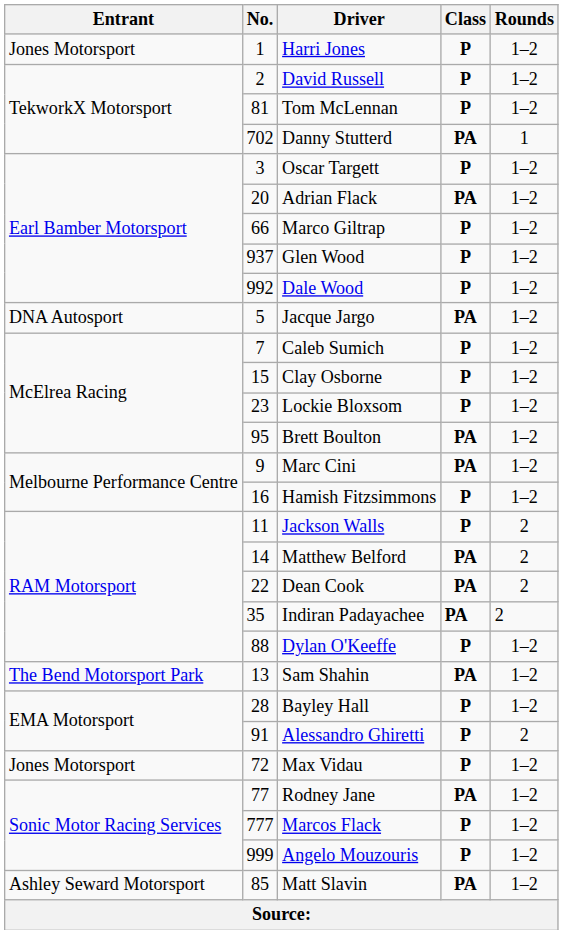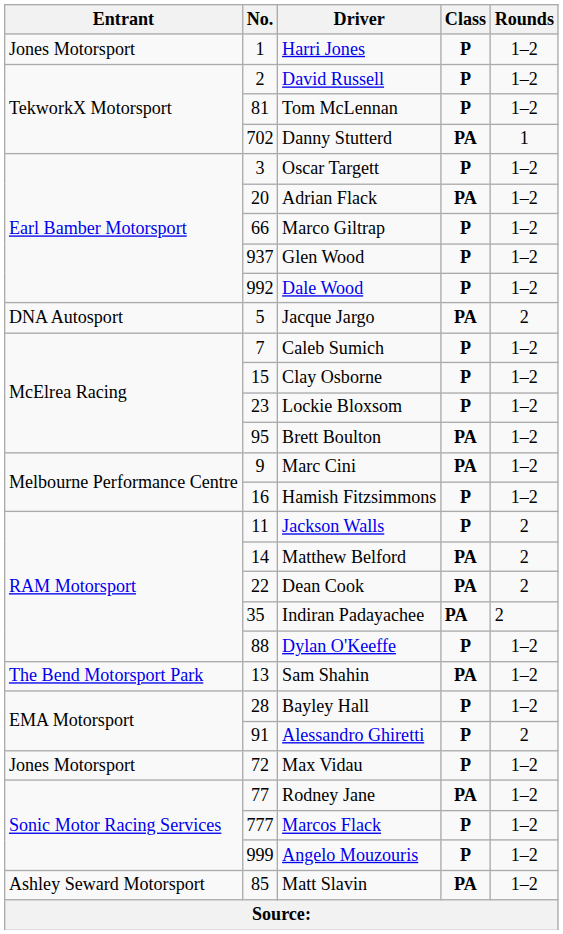(524, 317) 1–2 -> (524, 317) 2
